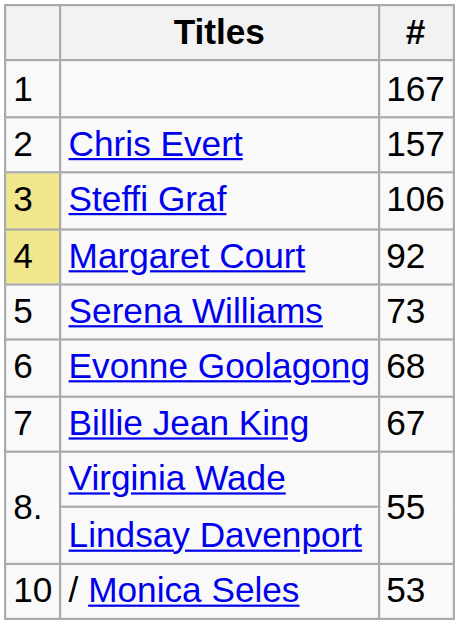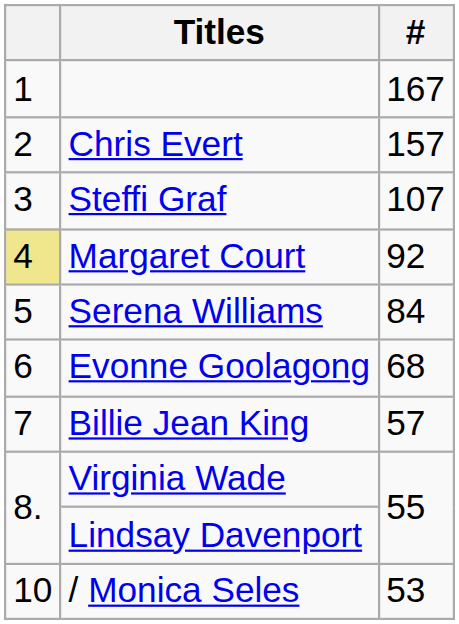(23, 199) khaki background -> (23, 199) no background
(416, 199) 106 -> (416, 199) 107
(406, 311) 73 -> (406, 311) 84
(406, 423) 67 -> (406, 423) 57
